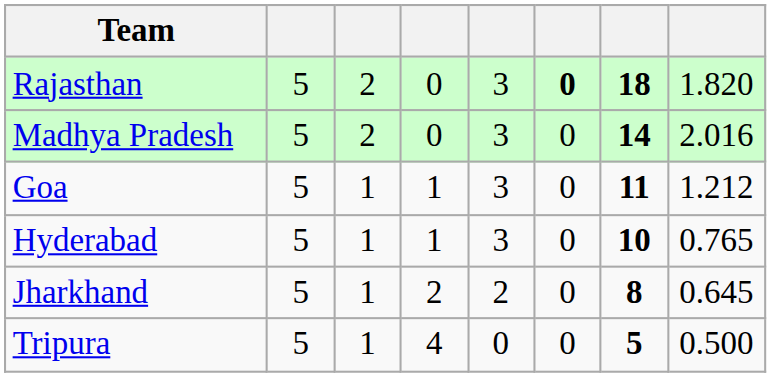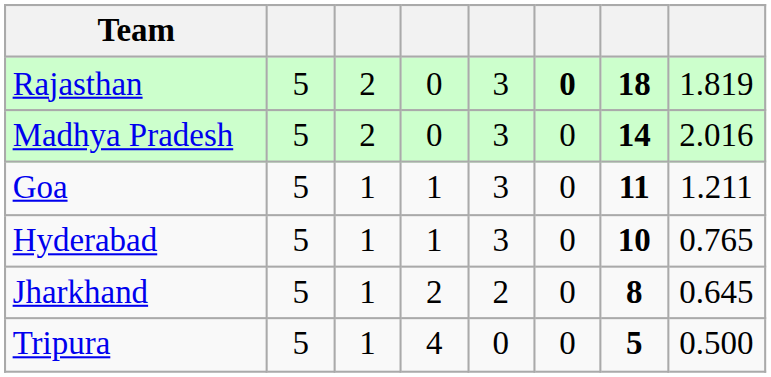(716, 82) 1.820 -> (716, 82) 1.819
(716, 187) 1.212 -> (716, 187) 1.211
